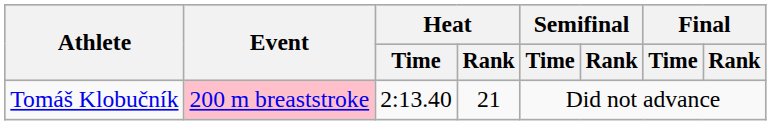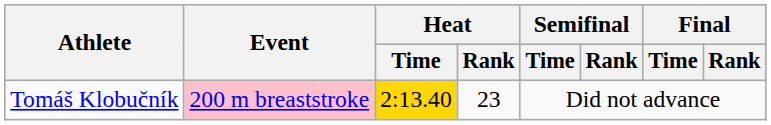(416, 100) no background -> (416, 100) gold background
(489, 100) 21 -> (489, 100) 23
